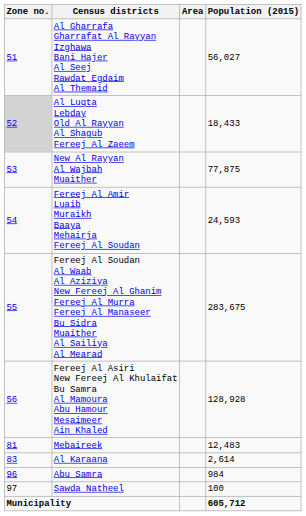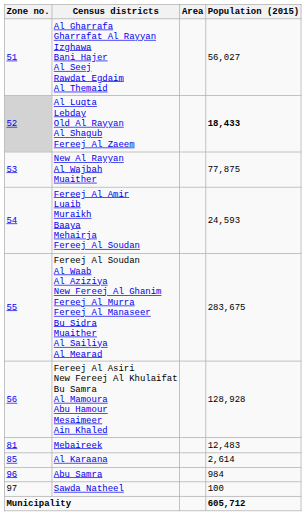(224, 124) normal -> (224, 124) bold
(12, 460) 83 -> (12, 460) 85
